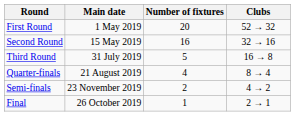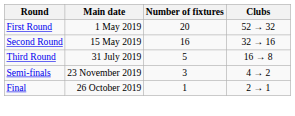- row: (33, 73)
(185, 88) 2 -> (185, 73) 3
